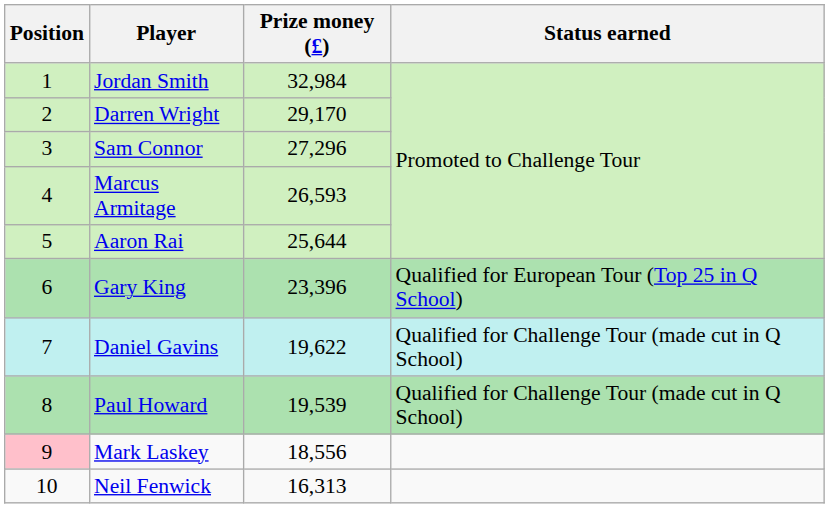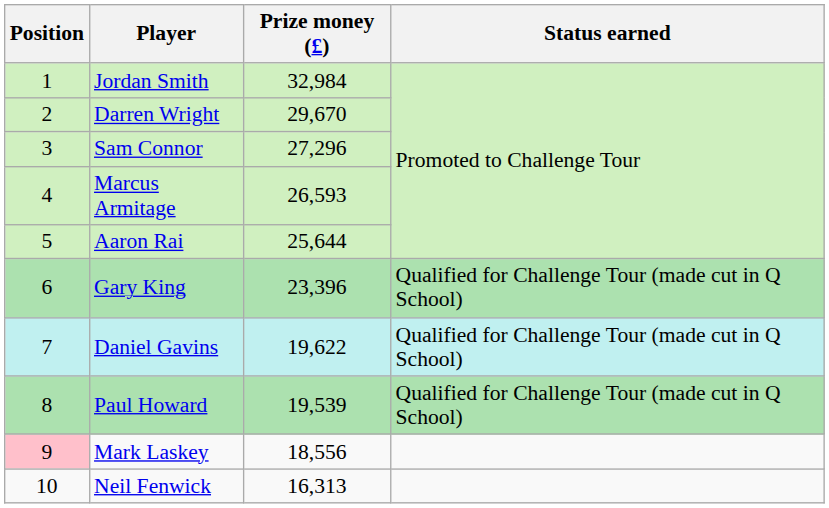(317, 114) 29,170 -> (317, 114) 29,670
(577, 287) Qualified for European Tour (Top 25 in Q School) -> (588, 287) Qualified for Challenge Tour (made cut in Q School)
